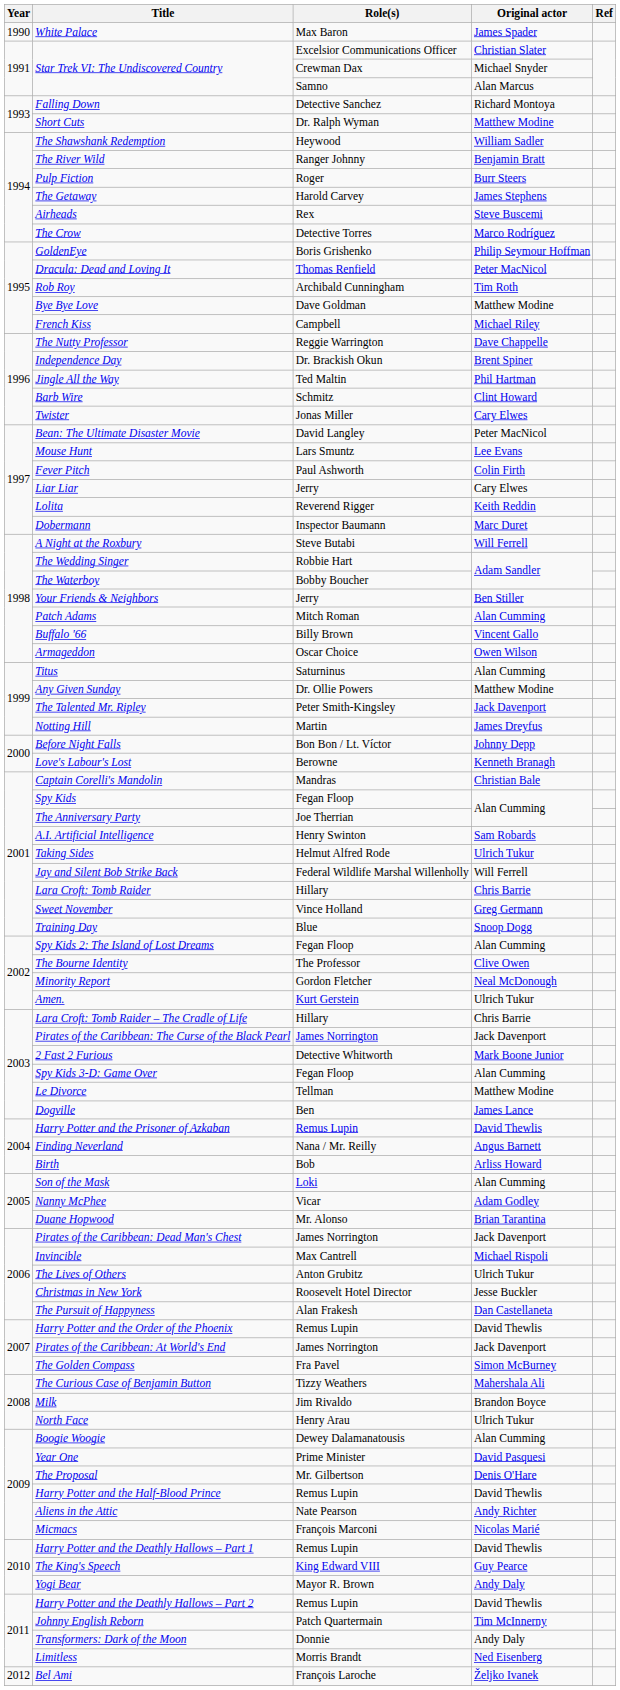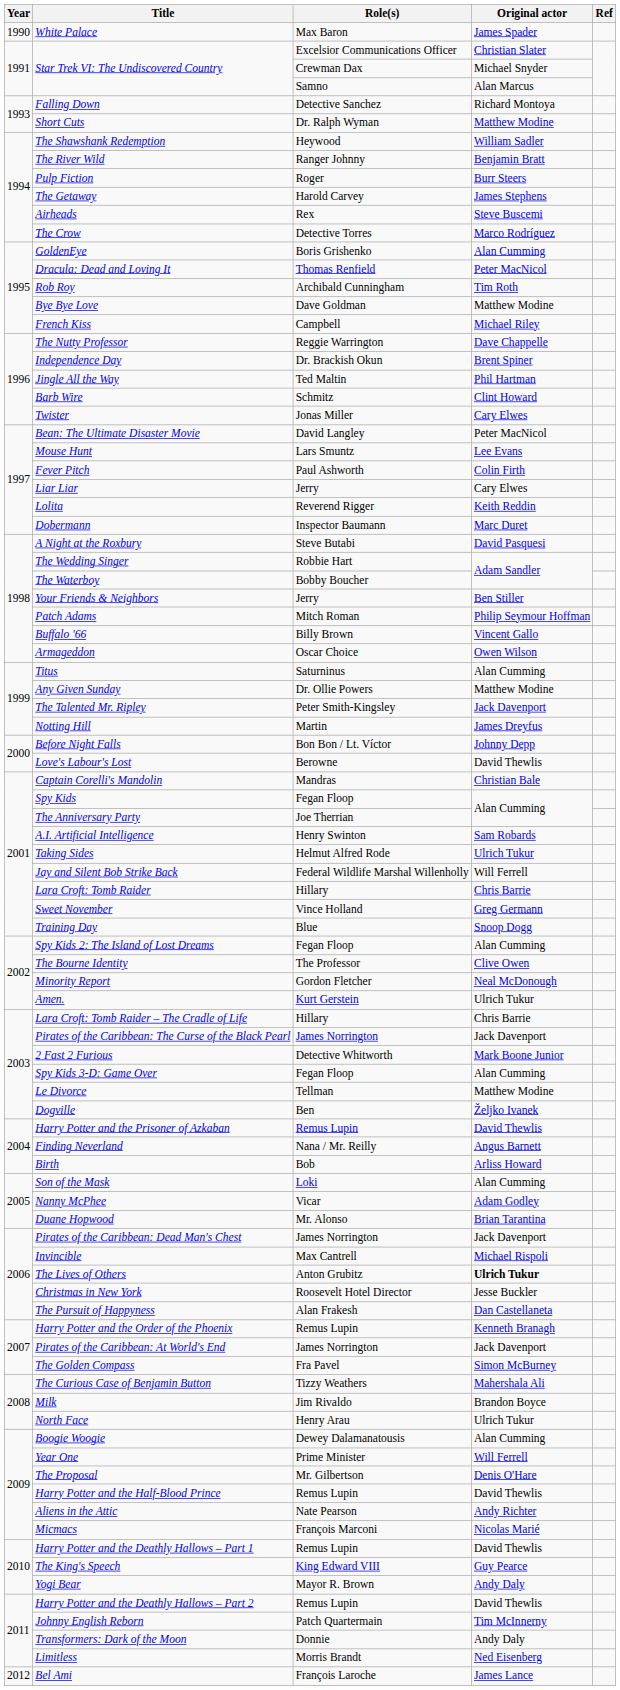(532, 251) Philip Seymour Hoffman -> (510, 251) Alan Cumming
(501, 543) Will Ferrell -> (510, 543) David Pasquesi
(510, 616) Alan Cumming -> (532, 616) Philip Seymour Hoffman
(514, 762) Kenneth Branagh -> (508, 762) David Thewlis
(504, 1109) James Lance -> (506, 1109) Željko Ivanek
(504, 1274) normal -> (506, 1274) bold
(508, 1329) David Thewlis -> (514, 1329) Kenneth Branagh
(510, 1456) David Pasquesi -> (501, 1456) Will Ferrell
(506, 1676) Željko Ivanek -> (504, 1676) James Lance
